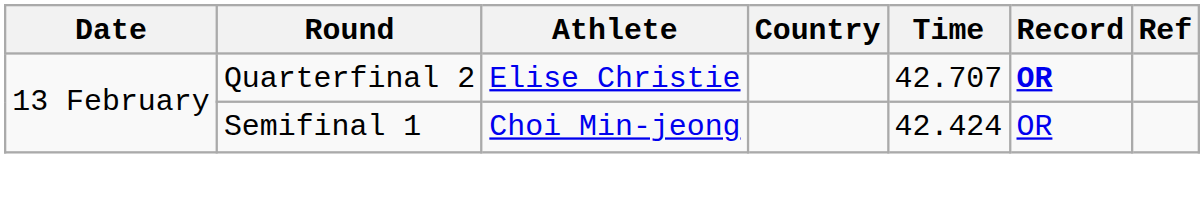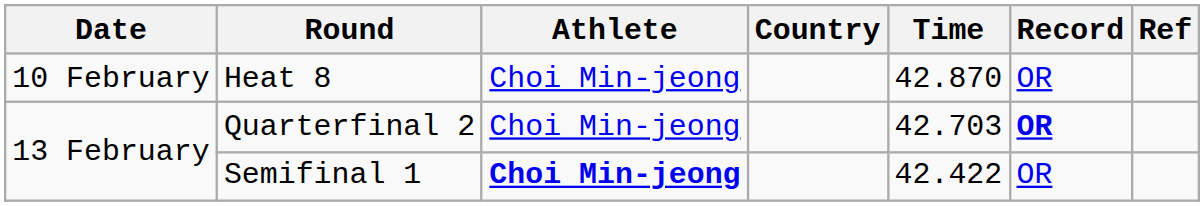+ row: (278, 78)
(615, 78) Elise Christie -> (615, 127) Choi Min-jeong
(948, 78) 42.707 -> (948, 127) 42.703
(615, 127) normal -> (615, 176) bold
(948, 127) 42.424 -> (948, 176) 42.422
